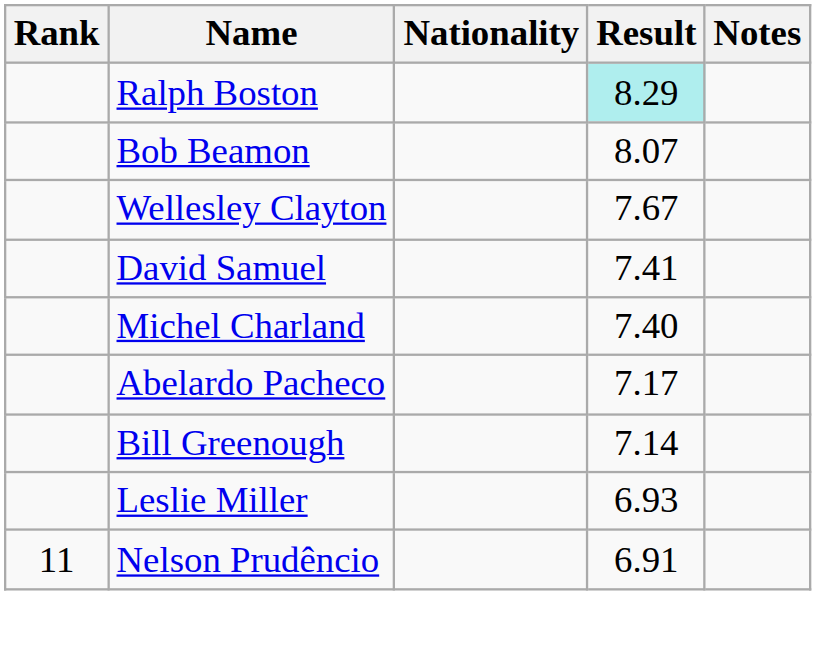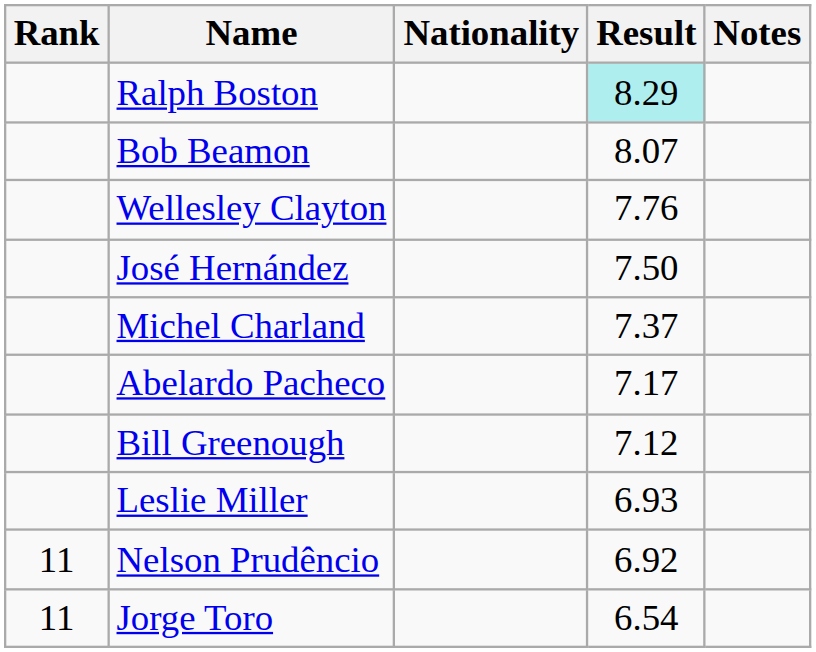(646, 208) 7.67 -> (646, 208) 7.76
+ row: (232, 267)
- row: (221, 267)
(646, 325) 7.40 -> (646, 325) 7.37
(646, 442) 7.14 -> (646, 442) 7.12
(646, 558) 6.91 -> (646, 558) 6.92
+ row: (195, 617)
